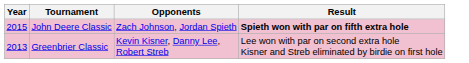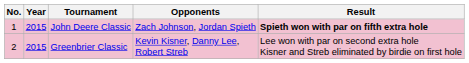+ column: (14, 12)
(17, 46) 2013 -> (36, 46) 2015
